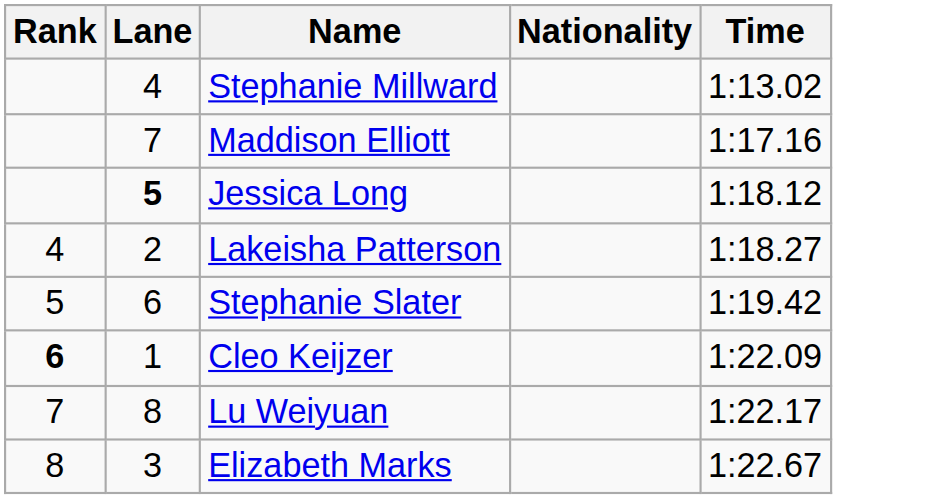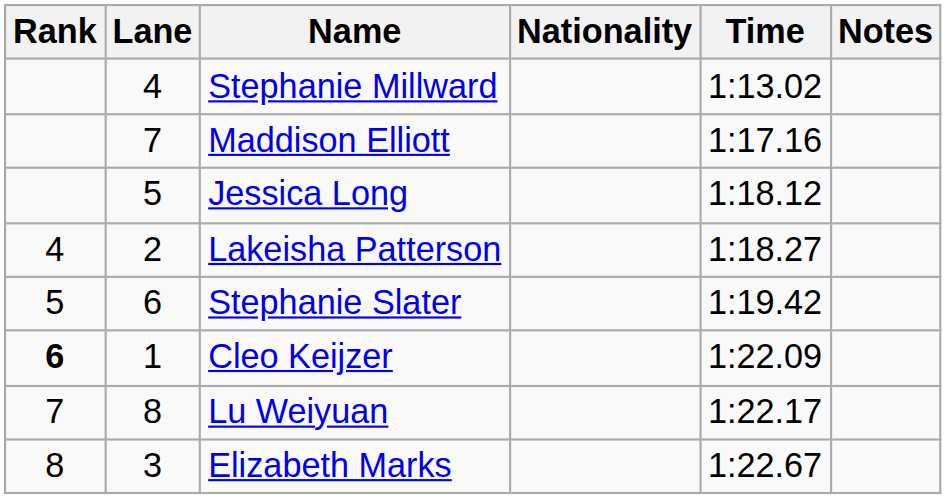+ column: (886, 31)
(152, 194) bold -> (152, 194) normal
